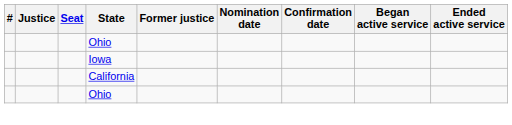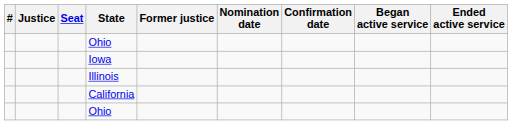+ row: (10, 77)
